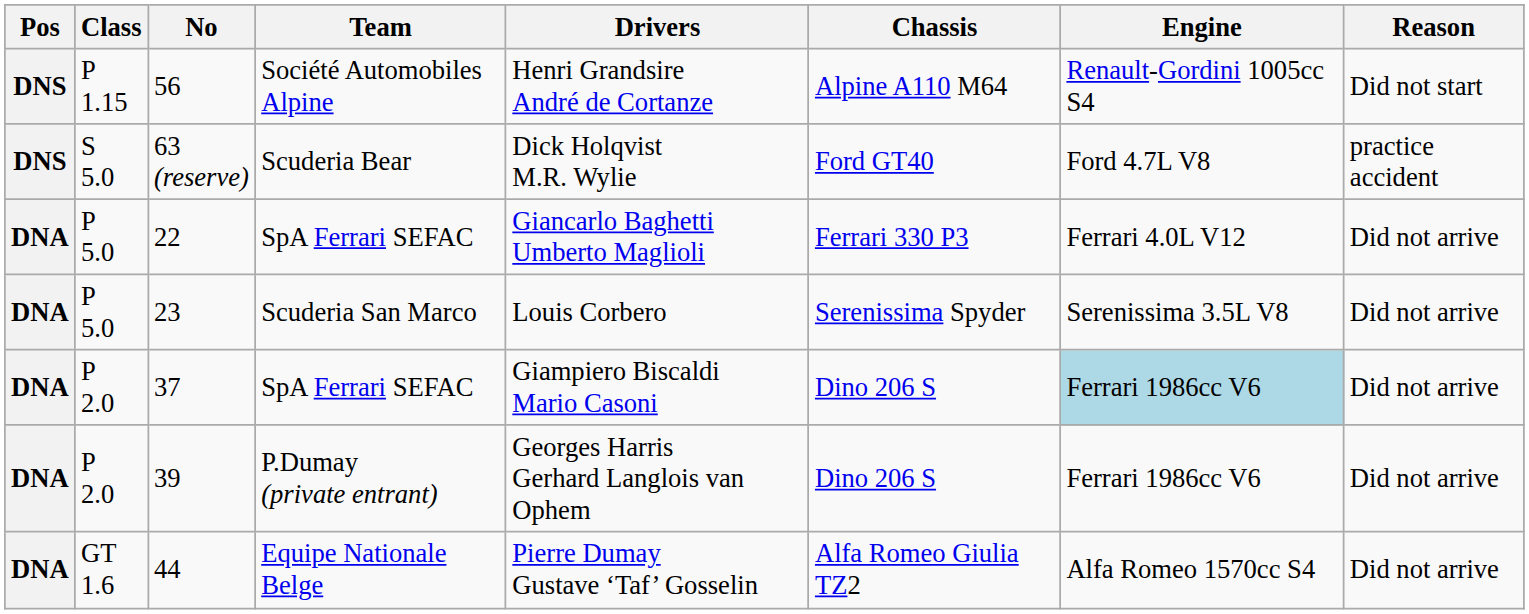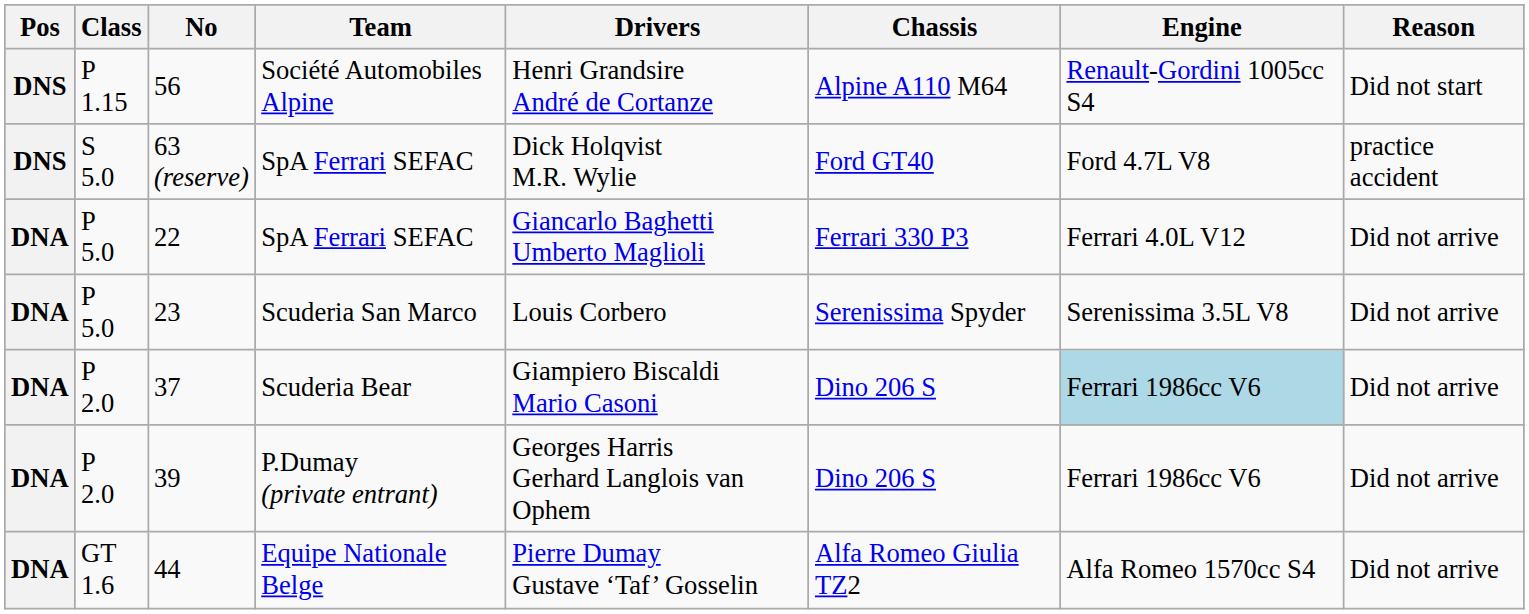(336, 161) Scuderia Bear -> (367, 161) SpA Ferrari SEFAC
(367, 387) SpA Ferrari SEFAC -> (336, 387) Scuderia Bear
